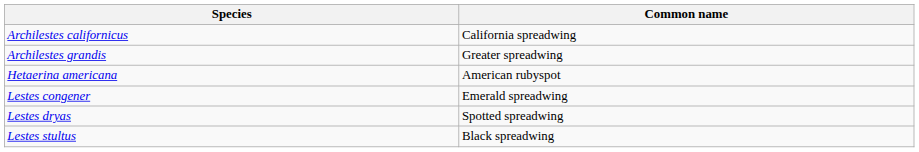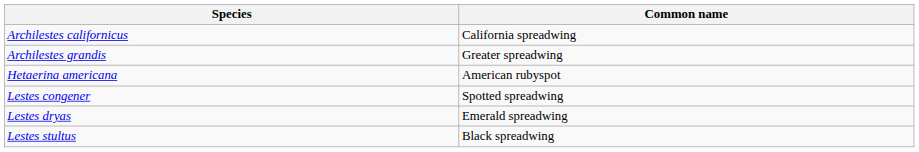(515, 95) Emerald spreadwing -> (513, 95) Spotted spreadwing
(513, 116) Spotted spreadwing -> (515, 116) Emerald spreadwing
